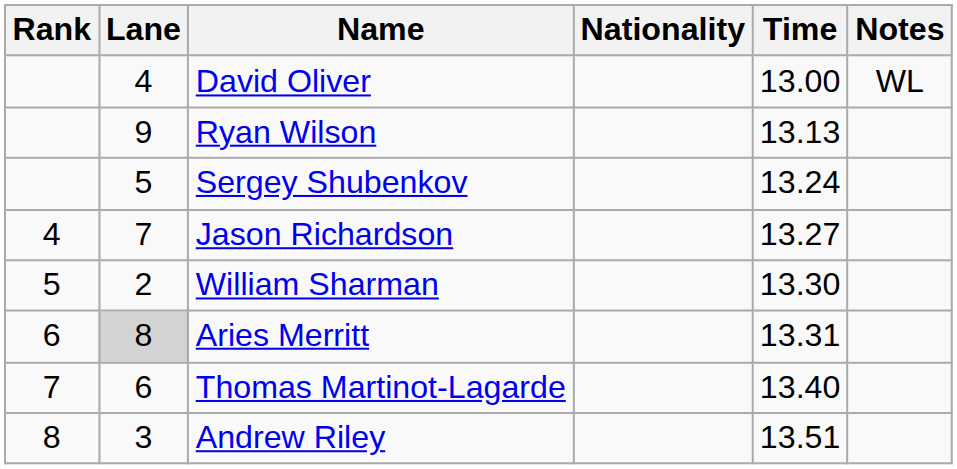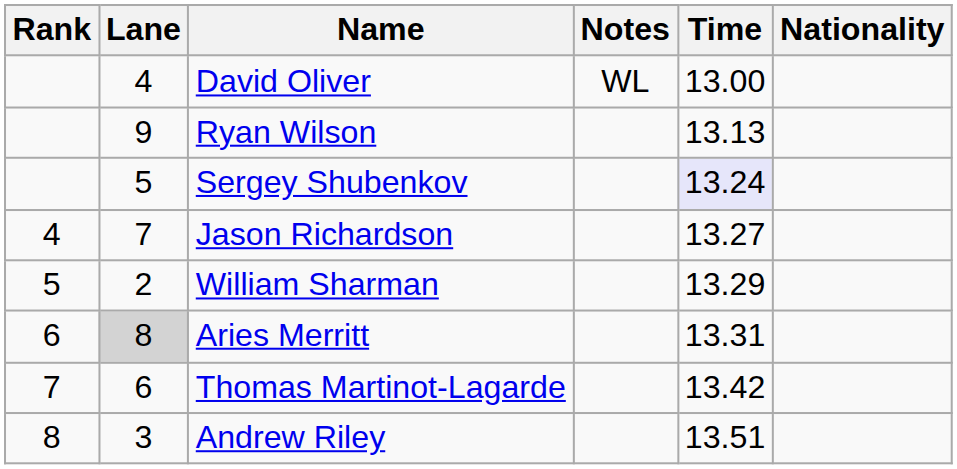columns swapped: (663, 30) <-> (900, 30)
(800, 183) no background -> (725, 183) lavender background
(800, 285) 13.30 -> (725, 285) 13.29
(800, 387) 13.40 -> (725, 387) 13.42
